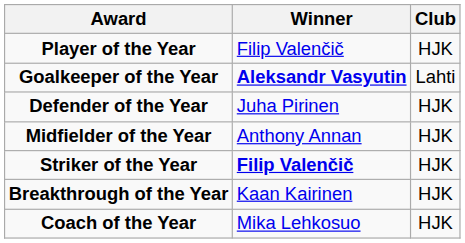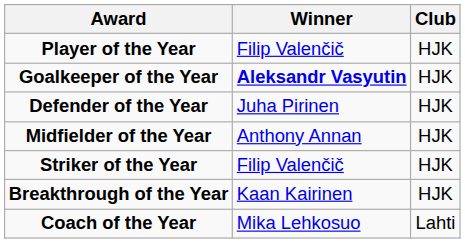(435, 77) Lahti -> (435, 77) HJK
(295, 164) bold -> (290, 164) normal
(435, 223) HJK -> (435, 223) Lahti
